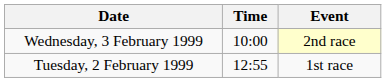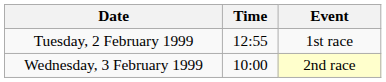rows swapped: (114, 65) <-> (114, 41)
